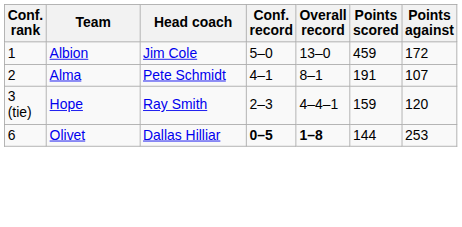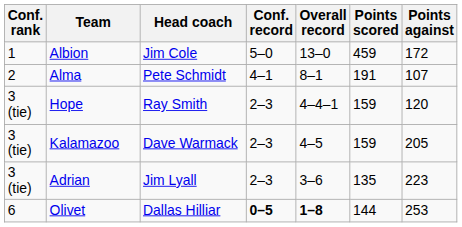+ row: (84, 142)
+ row: (70, 180)
